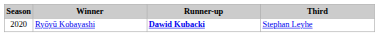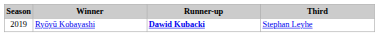(19, 24) 2020 -> (19, 24) 2019
